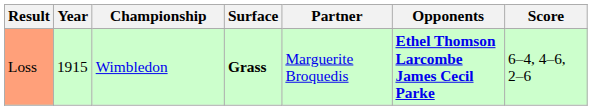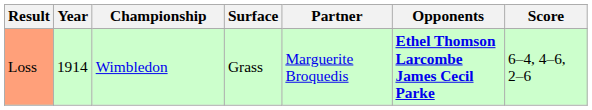(72, 66) 1915 -> (72, 66) 1914
(247, 66) bold -> (245, 66) normal
